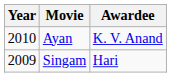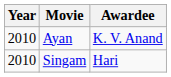(22, 60) 2009 -> (22, 60) 2010
